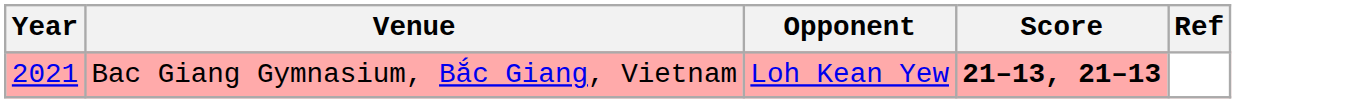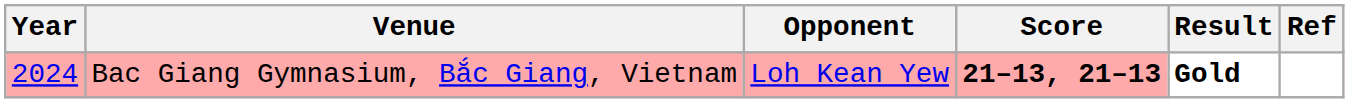+ column: (1224, 28)
(45, 74) 2021 -> (45, 74) 2024
